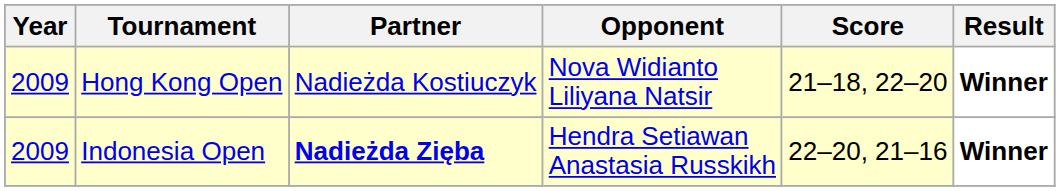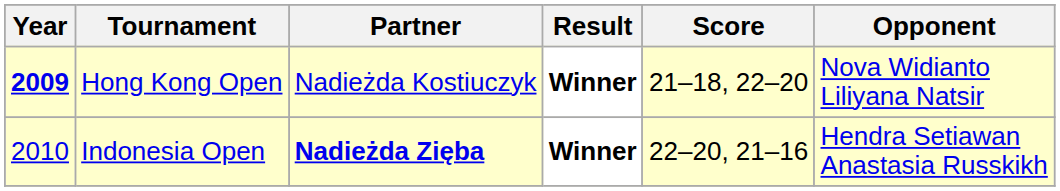columns swapped: (662, 26) <-> (1004, 26)
(40, 82) normal -> (40, 82) bold
(40, 152) 2009 -> (40, 152) 2010
